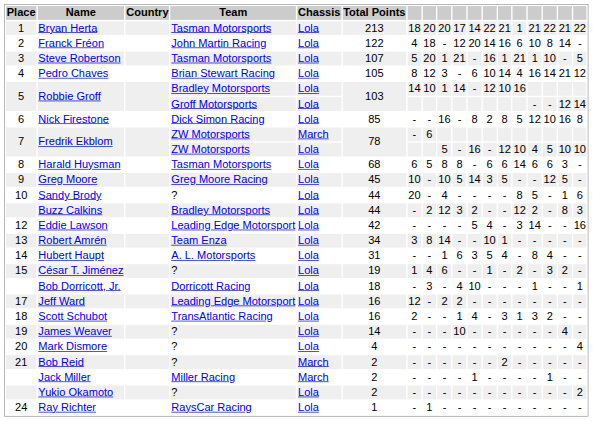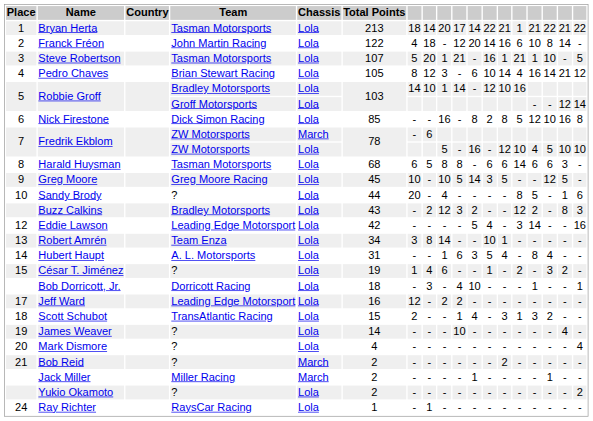(429, 28) 20 -> (429, 28) 14
(374, 210) 44 -> (374, 210) 43
(374, 316) 16 -> (374, 316) 15
